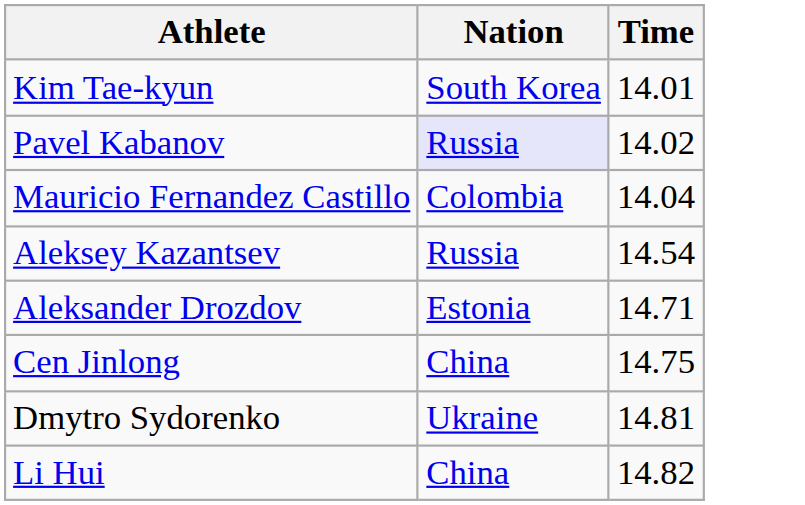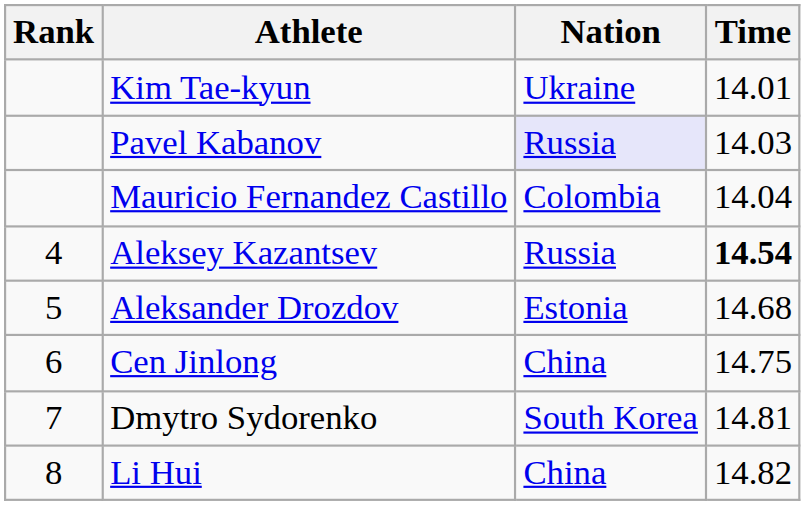+ column: (54, 32)
(514, 87) South Korea -> (579, 87) Ukraine
(656, 142) 14.02 -> (753, 142) 14.03
(656, 252) normal -> (753, 252) bold
(656, 307) 14.71 -> (753, 307) 14.68
(482, 417) Ukraine -> (611, 417) South Korea
